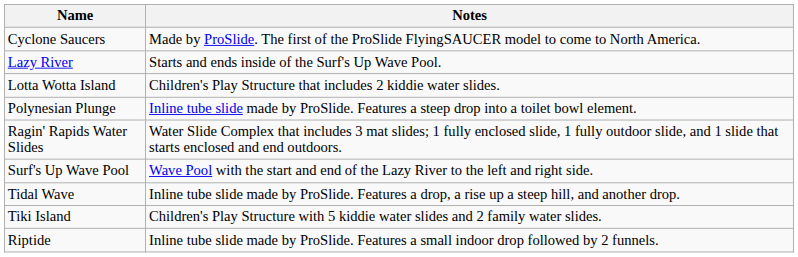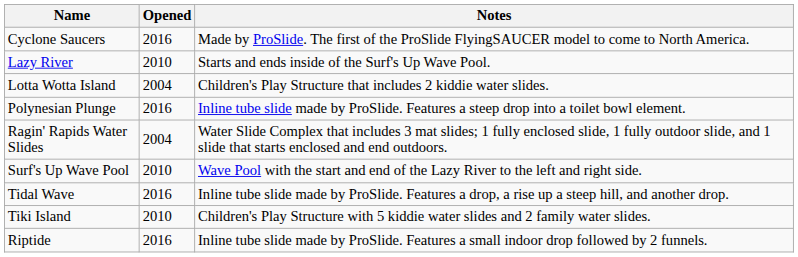+ column: (167, 16)
